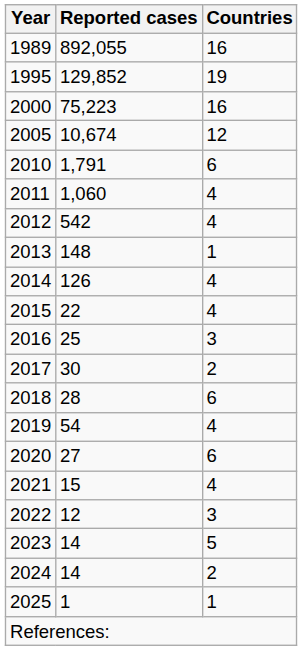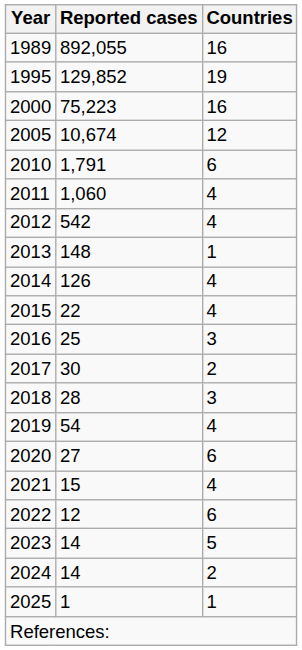(212, 398) 6 -> (212, 398) 3
(212, 514) 3 -> (212, 514) 6
